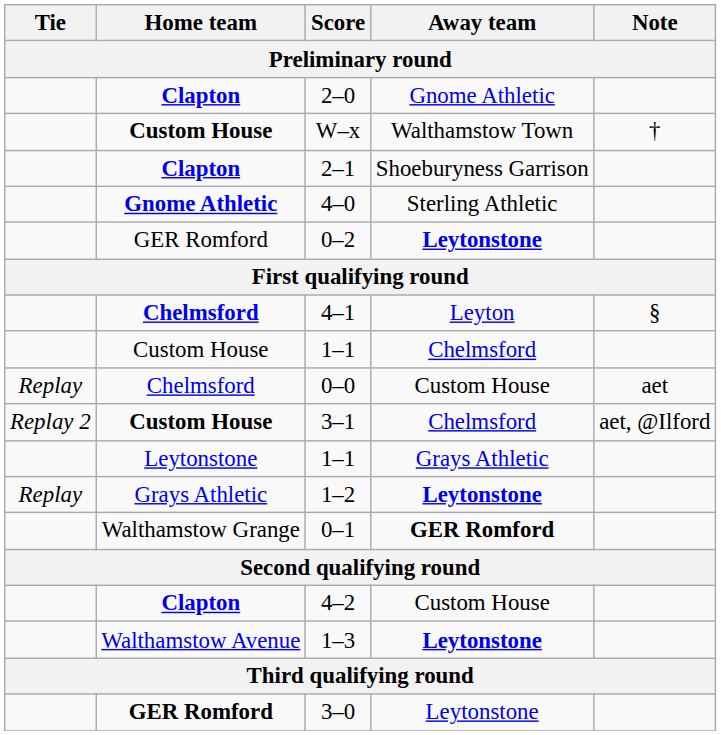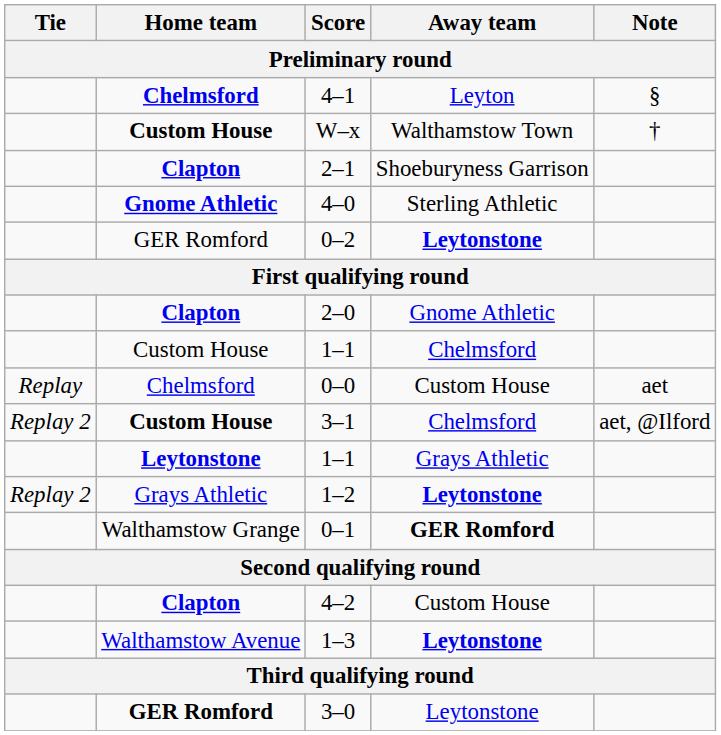rows swapped: (338, 312) <-> (338, 95)
(201, 458) normal -> (201, 458) bold
(50, 494) Replay -> (50, 494) Replay 2
